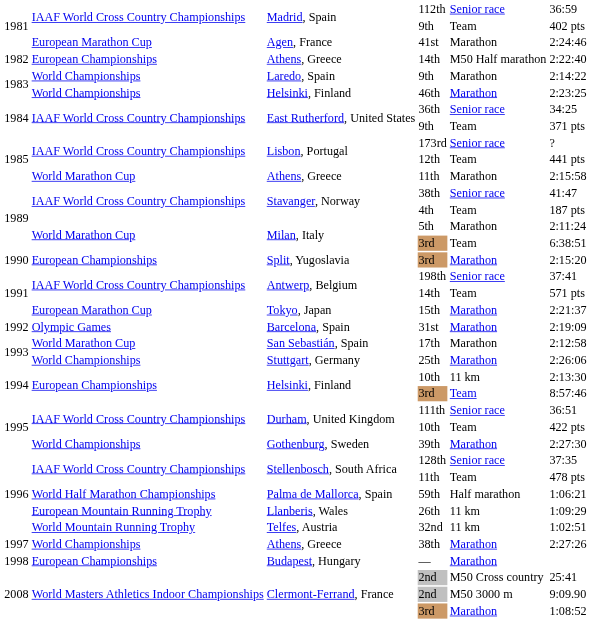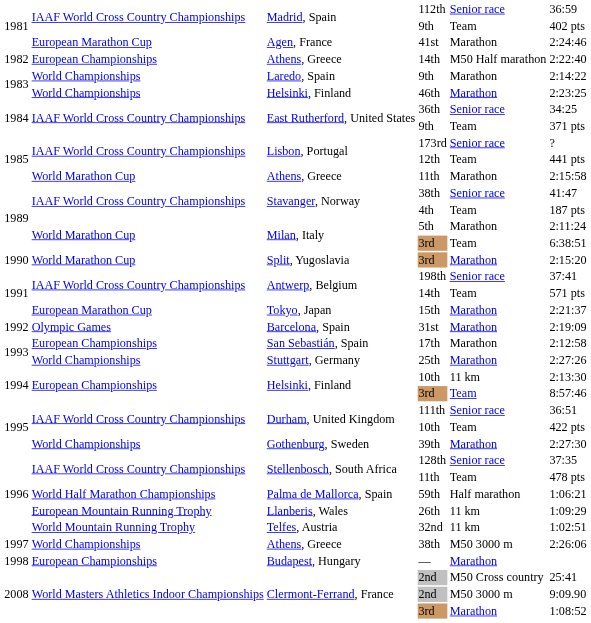(94, 260) European Championships -> (83, 260) World Marathon Cup
(83, 343) World Marathon Cup -> (94, 343) European Championships
(568, 360) 2:26:06 -> (568, 360) 2:27:26
(473, 544) Marathon -> (481, 544) M50 3000 m
(568, 544) 2:27:26 -> (568, 544) 2:26:06
